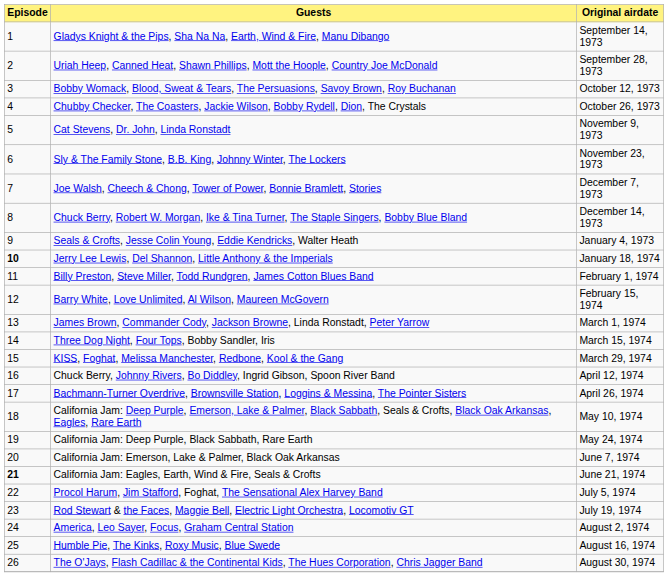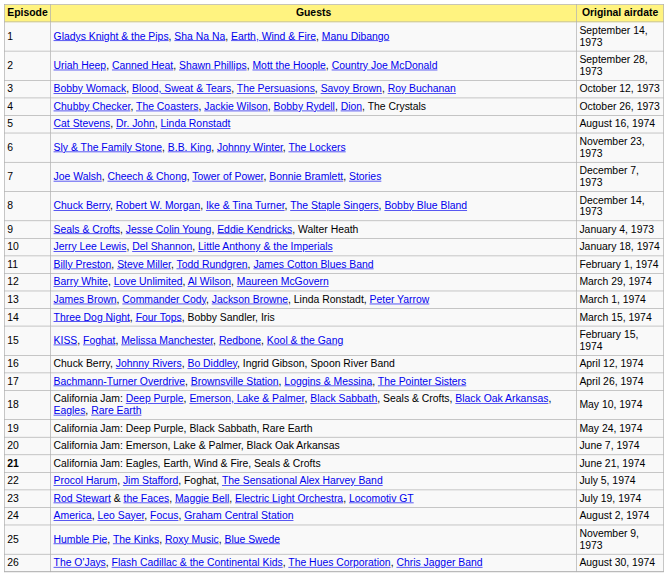(609, 130) November 9, 1973 -> (617, 124) August 16, 1974
(13, 258) bold -> (13, 247) normal
(609, 299) February 15, 1974 -> (616, 282) March 29, 1974
(616, 358) March 29, 1974 -> (609, 340) February 15, 1974
(617, 545) August 16, 1974 -> (609, 539) November 9, 1973
